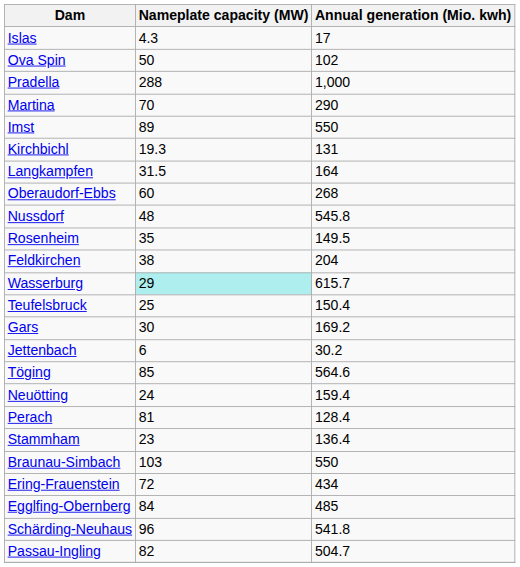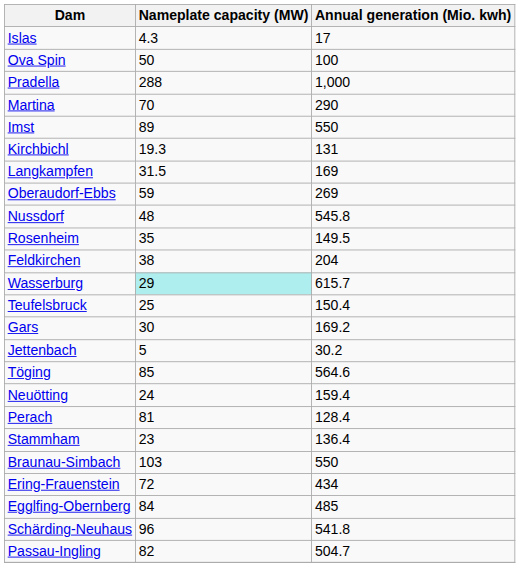(327, 60) 102 -> (327, 60) 100
(327, 171) 164 -> (327, 171) 169
(146, 194) 60 -> (146, 194) 59
(327, 194) 268 -> (327, 194) 269
(143, 350) 6 -> (143, 350) 5
